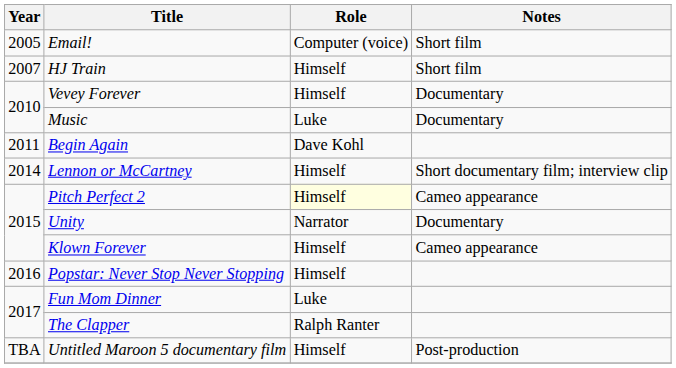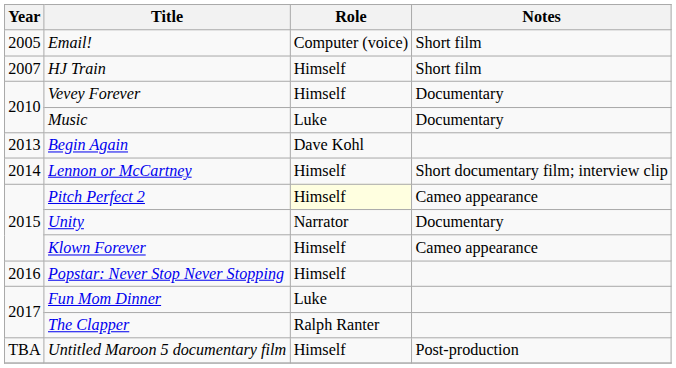(24, 145) 2011 -> (24, 145) 2013
